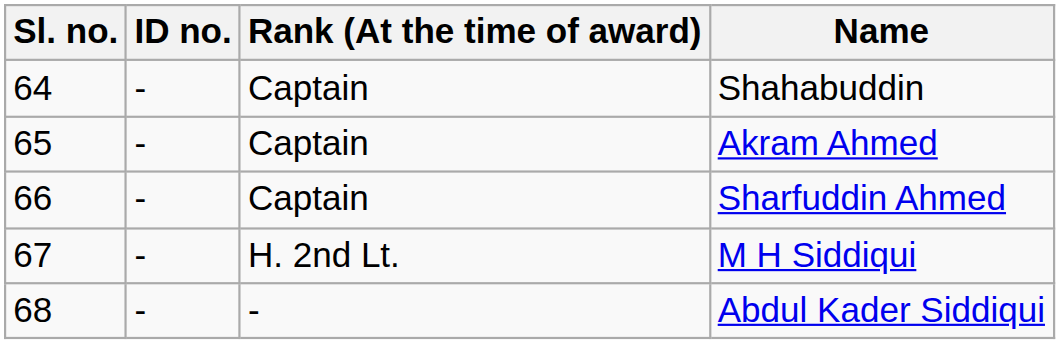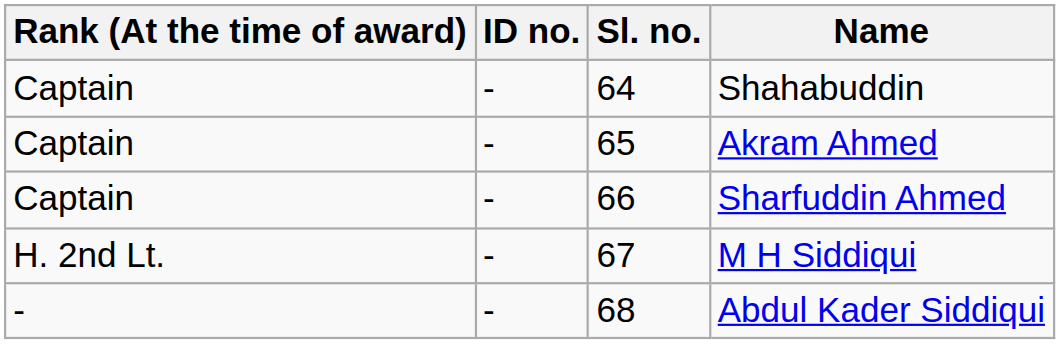columns swapped: (66, 32) <-> (475, 32)
